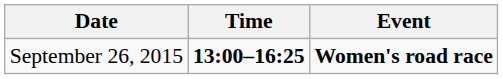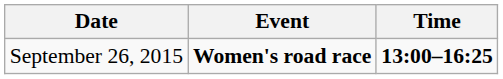columns swapped: (249, 21) <-> (404, 21)
